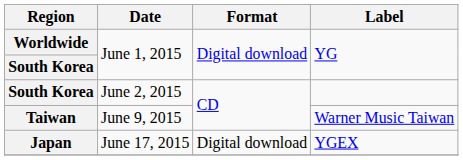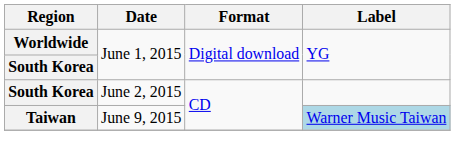(384, 117) no background -> (376, 117) lightblue background
- row: (51, 142)
